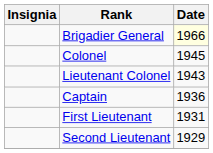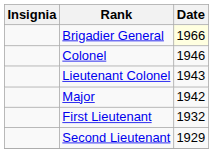(191, 55) 1945 -> (191, 55) 1946
+ row: (79, 96)
- row: (85, 96)
(191, 117) 1931 -> (191, 117) 1932
